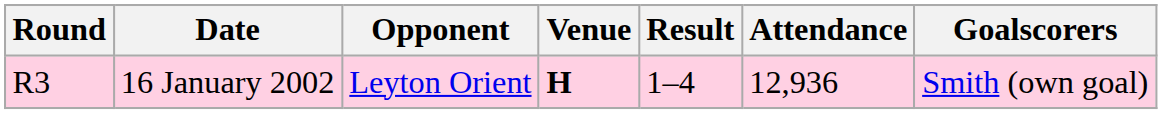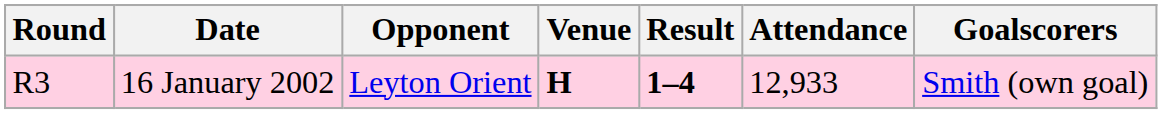(671, 81) normal -> (671, 81) bold
(794, 81) 12,936 -> (794, 81) 12,933
